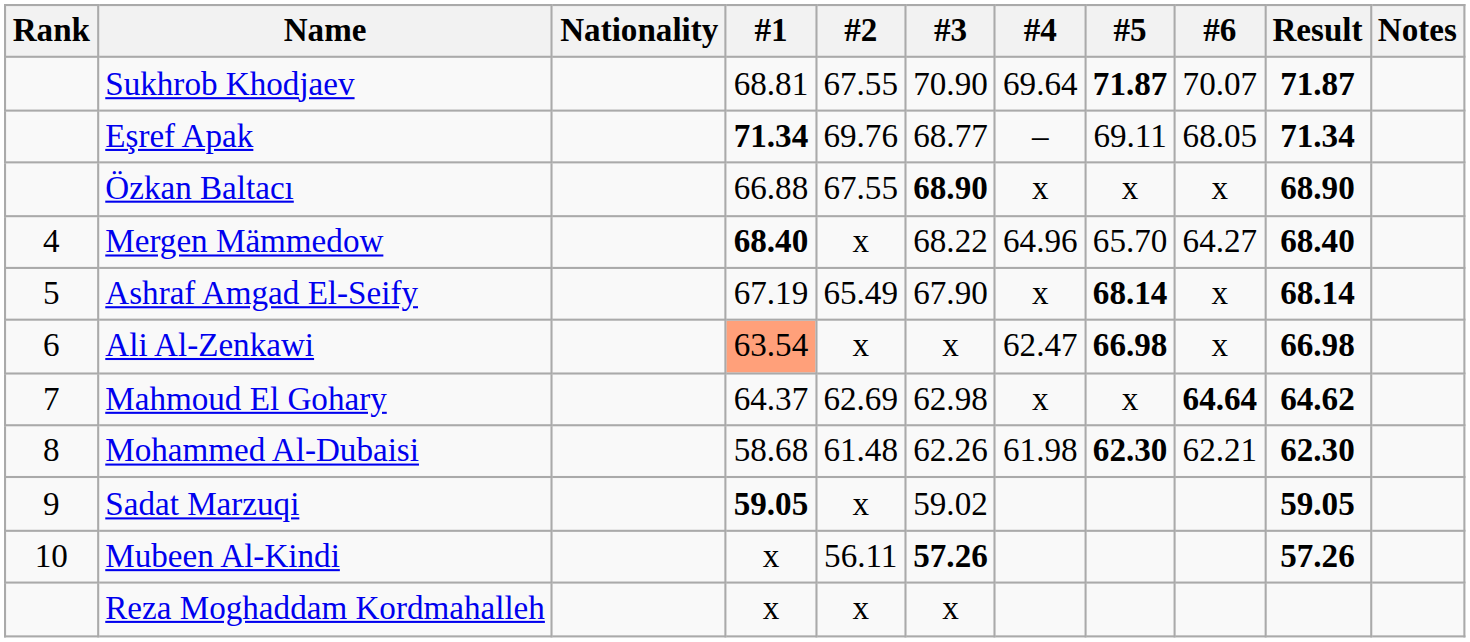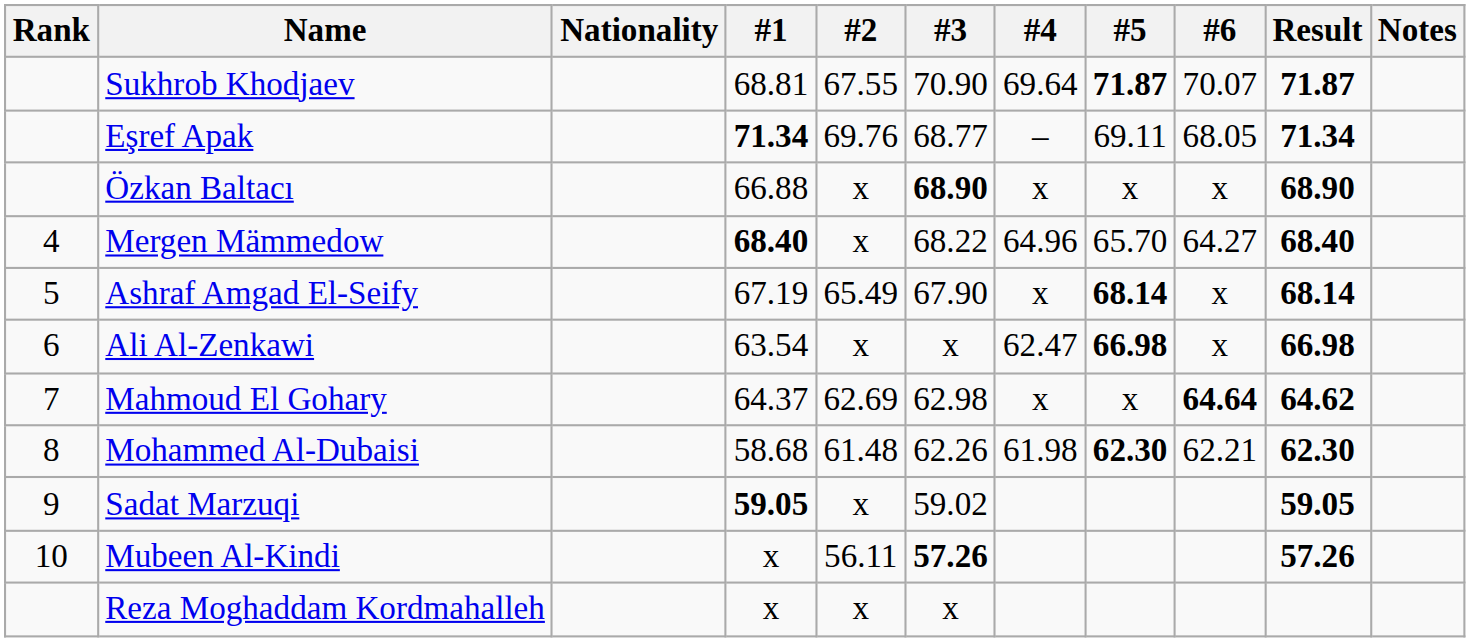(861, 188) 67.55 -> (861, 188) x
(771, 345) lightsalmon background -> (771, 345) no background
